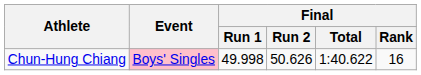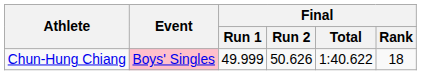(243, 59) 49.998 -> (243, 59) 49.999
(396, 59) 16 -> (396, 59) 18
